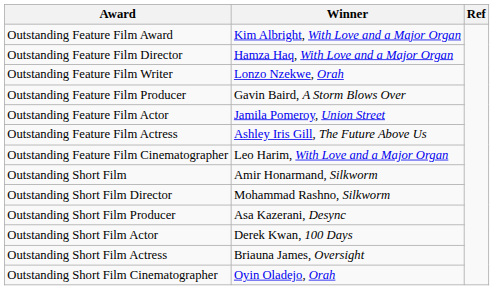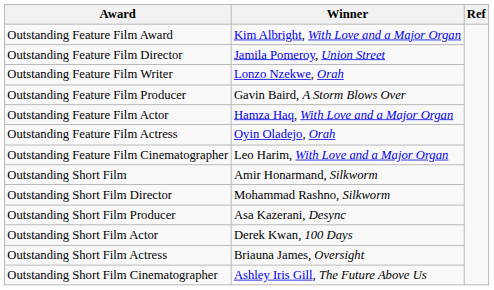(344, 54) Hamza Haq, With Love and a Major Organ -> (309, 54) Jamila Pomeroy, Union Street
(309, 114) Jamila Pomeroy, Union Street -> (344, 114) Hamza Haq, With Love and a Major Organ
(330, 134) Ashley Iris Gill, The Future Above Us -> (285, 134) Oyin Oladejo, Orah
(285, 275) Oyin Oladejo, Orah -> (330, 275) Ashley Iris Gill, The Future Above Us
